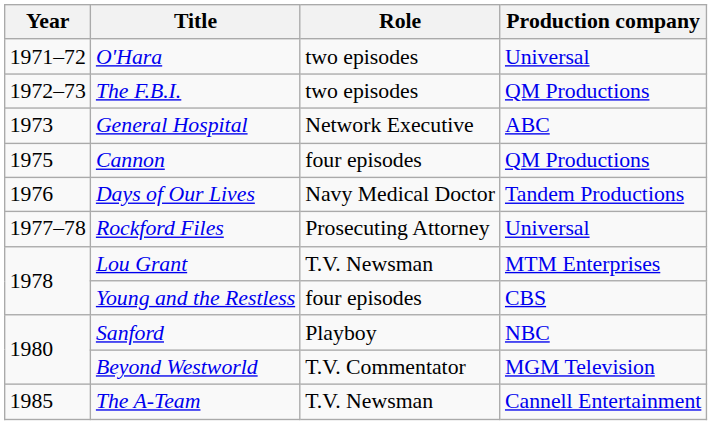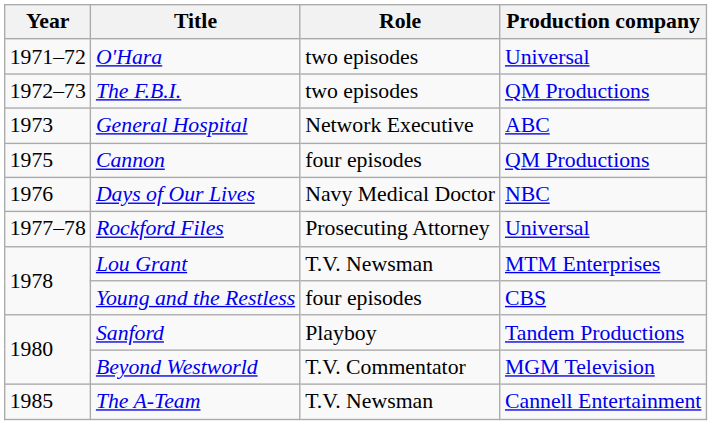(595, 194) Tandem Productions -> (527, 194) NBC
(527, 332) NBC -> (595, 332) Tandem Productions
